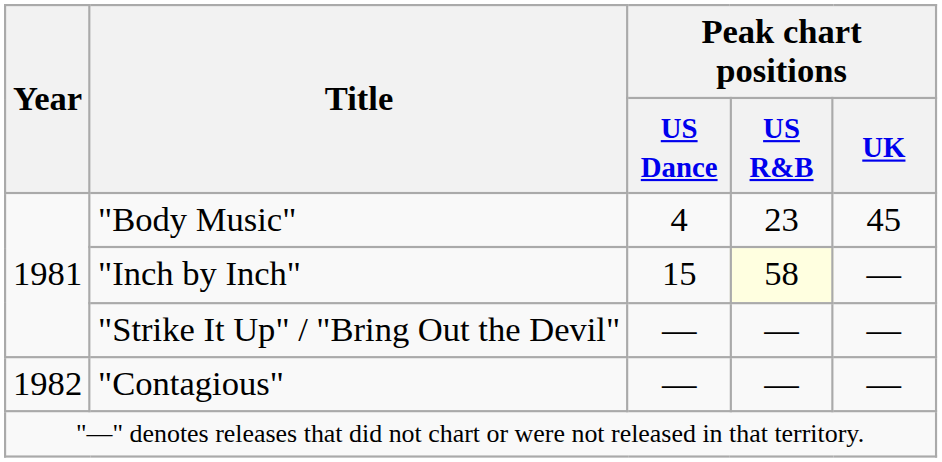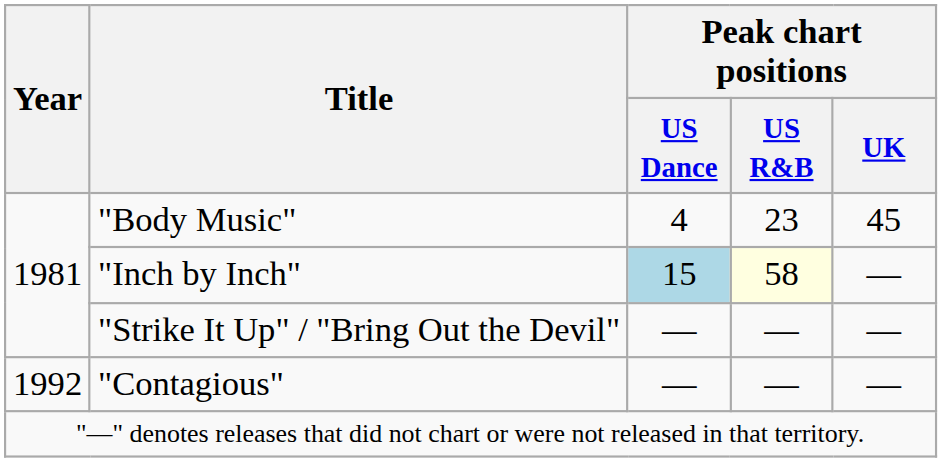(679, 274) no background -> (679, 274) lightblue background
(48, 383) 1982 -> (48, 383) 1992
